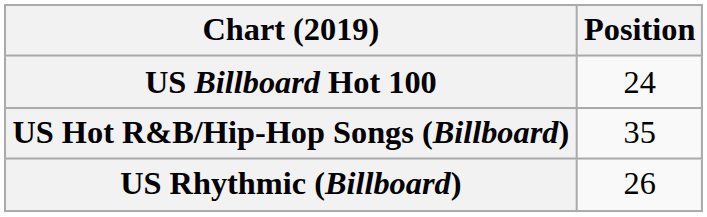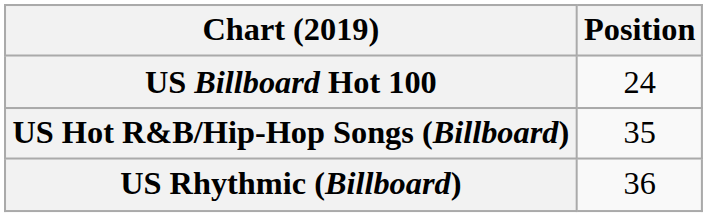(640, 183) 26 -> (640, 183) 36
